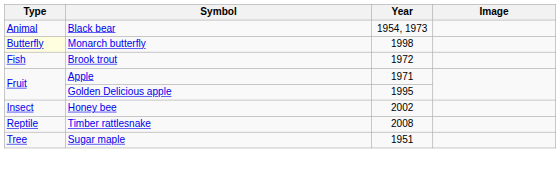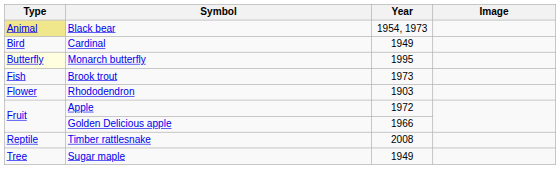(22, 28) no background -> (22, 28) khaki background
+ row: (87, 44)
(402, 44) 1998 -> (402, 60) 1995
(402, 60) 1972 -> (402, 76) 1973
+ row: (101, 92)
(402, 76) 1971 -> (402, 108) 1972
(402, 92) 1995 -> (402, 124) 1966
- row: (92, 108)
(402, 140) 1951 -> (402, 156) 1949
